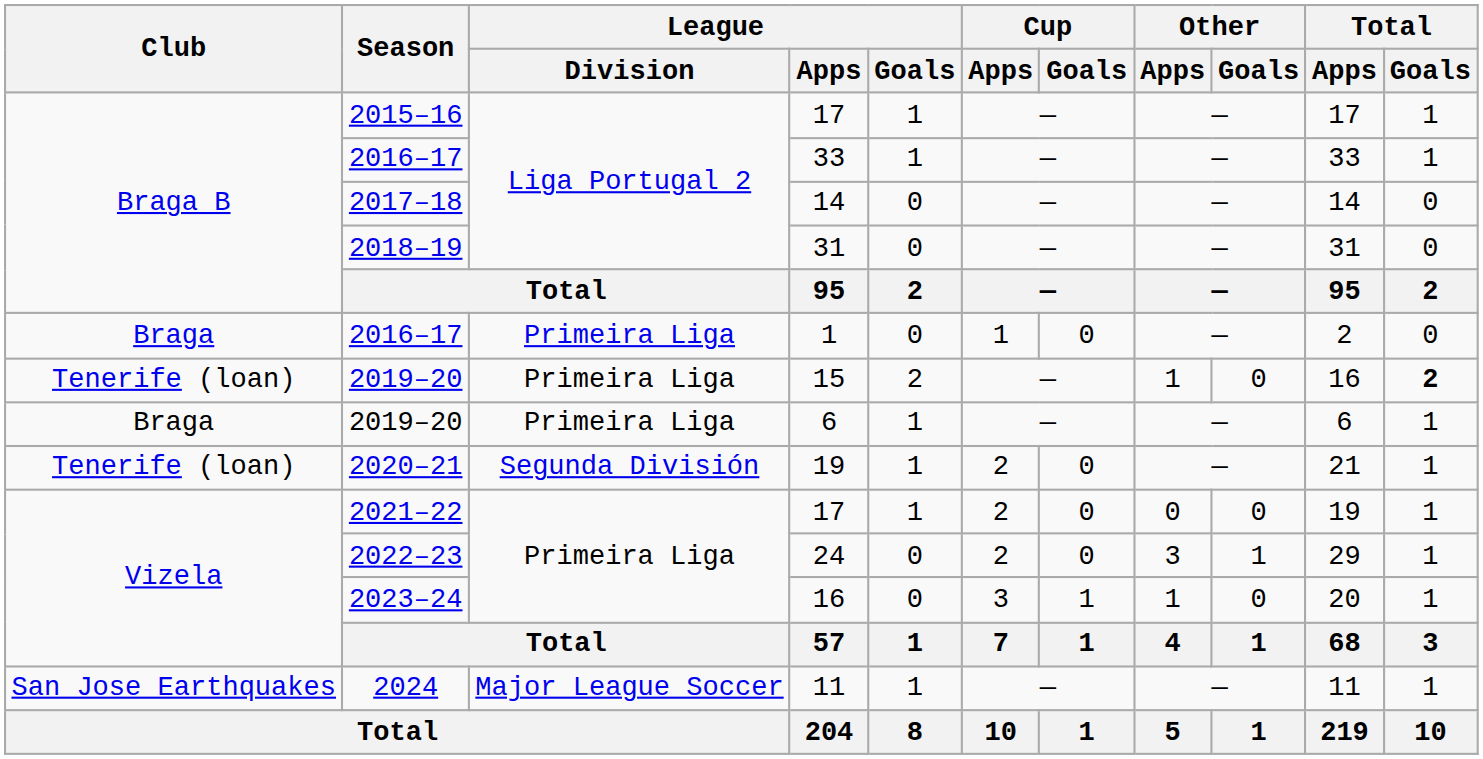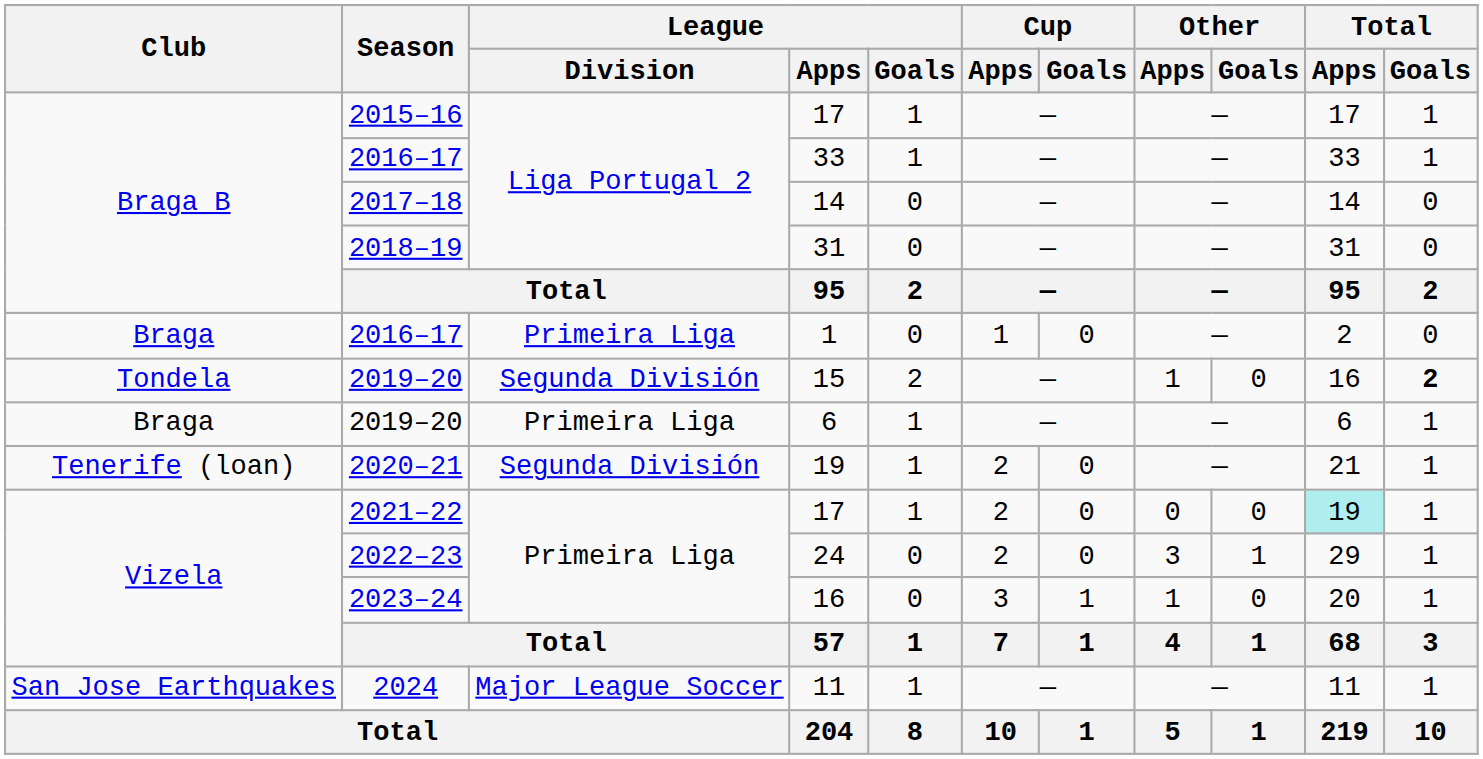(174, 380) Tenerife (loan) -> (174, 380) Tondela
(630, 380) Primeira Liga -> (630, 380) Segunda División
(1344, 512) no background -> (1344, 512) paleturquoise background
